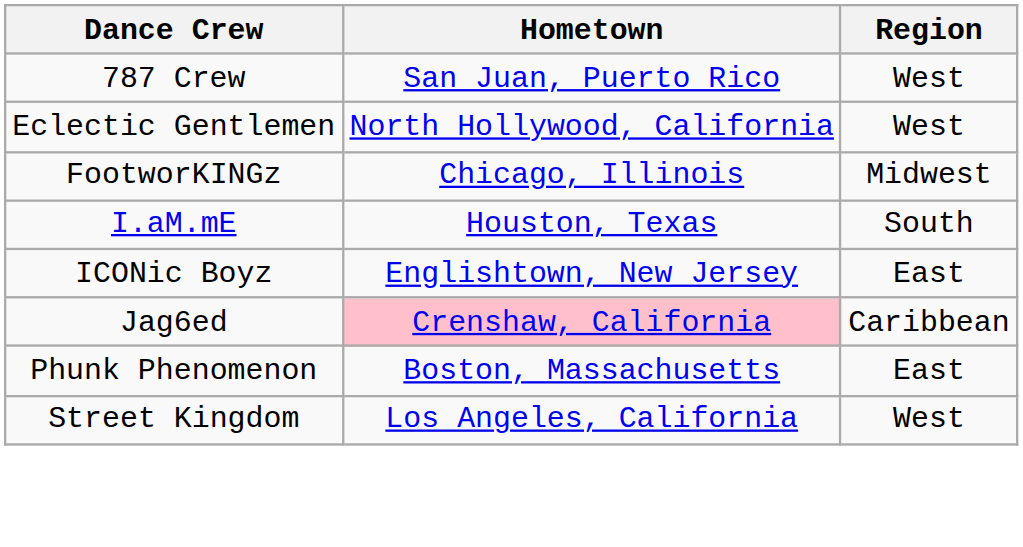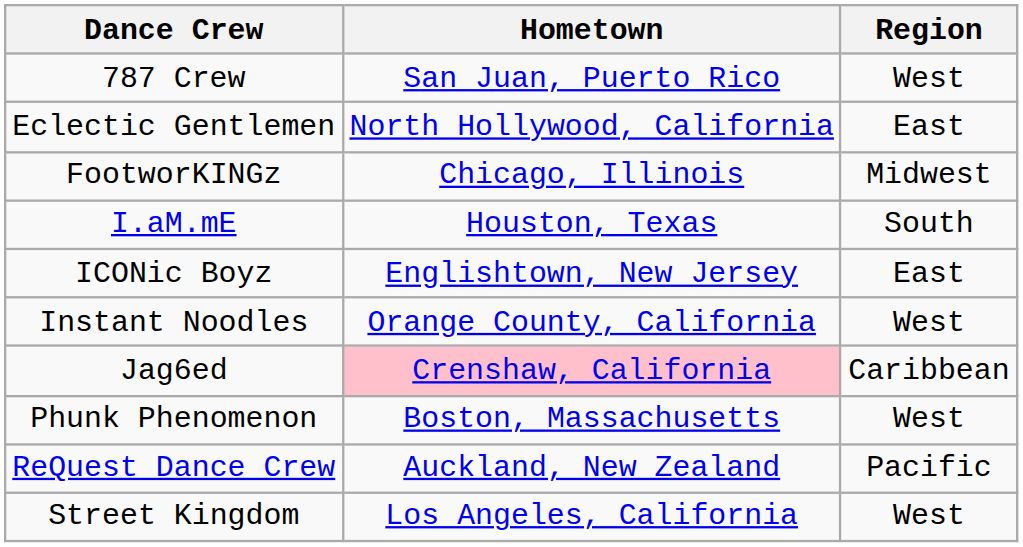(929, 127) West -> (929, 127) East
+ row: (174, 322)
(929, 371) East -> (929, 419) West
+ row: (174, 468)
